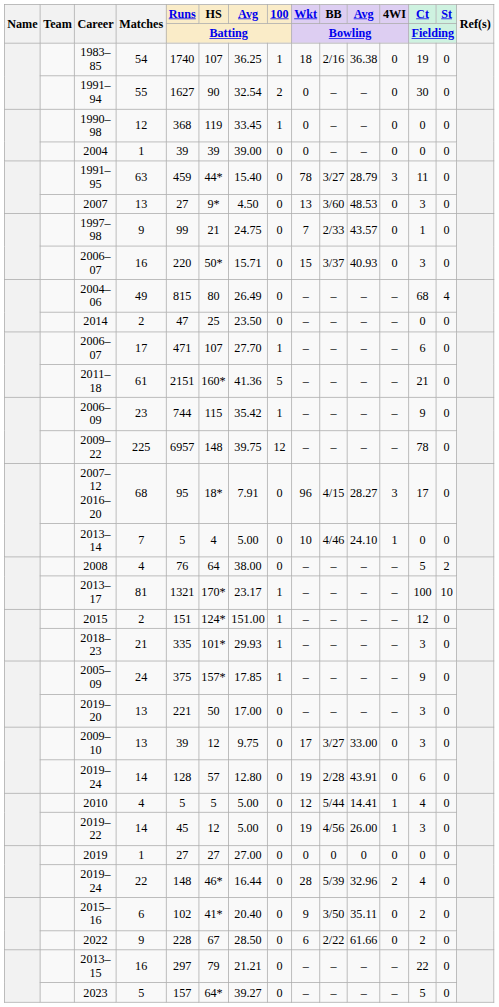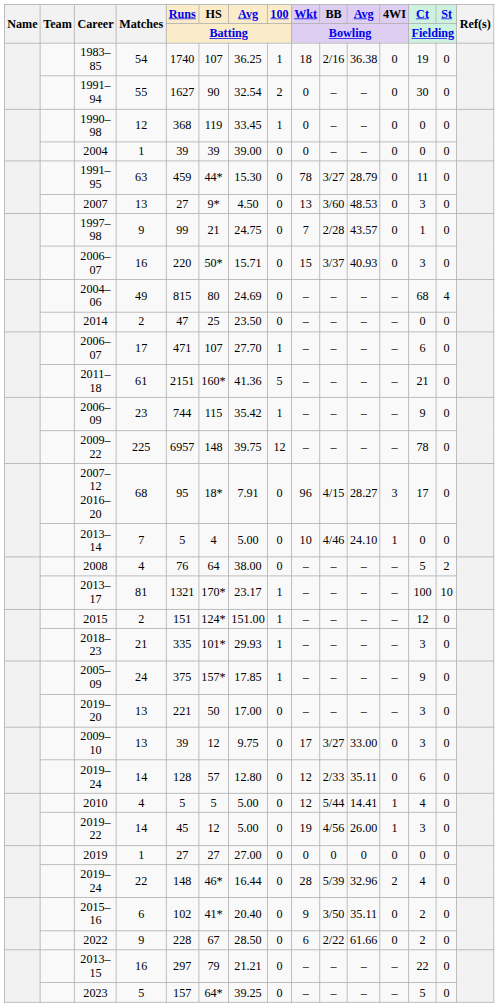(248, 177) 15.40 -> (248, 177) 15.30
(394, 177) 3 -> (394, 177) 0
(334, 229) 2/33 -> (334, 229) 2/28
(248, 295) 26.49 -> (248, 295) 24.69
(306, 776) 19 -> (306, 776) 12
(334, 776) 2/28 -> (334, 776) 2/33
(364, 776) 43.91 -> (364, 776) 35.11
(248, 992) 39.27 -> (248, 992) 39.25
